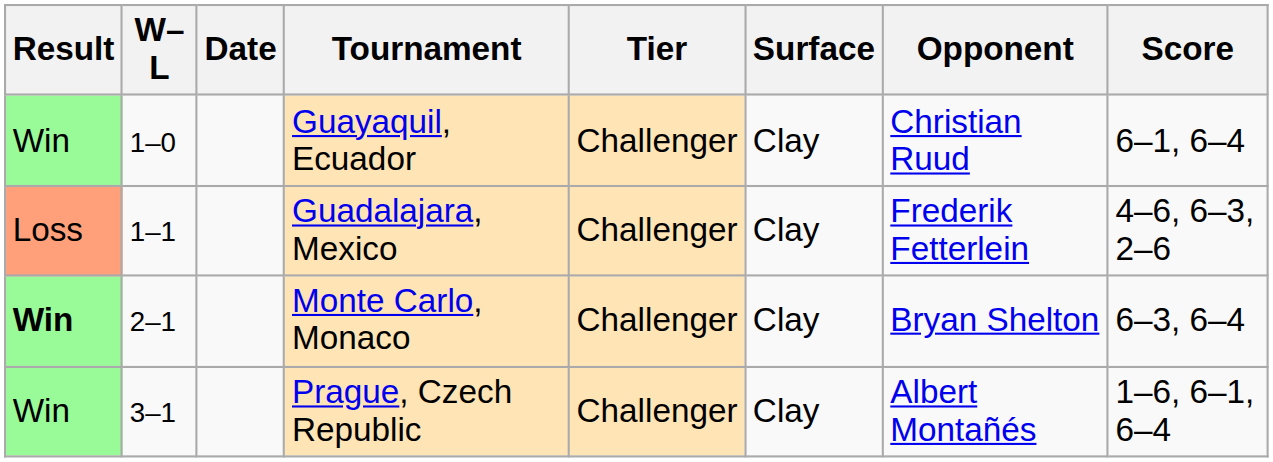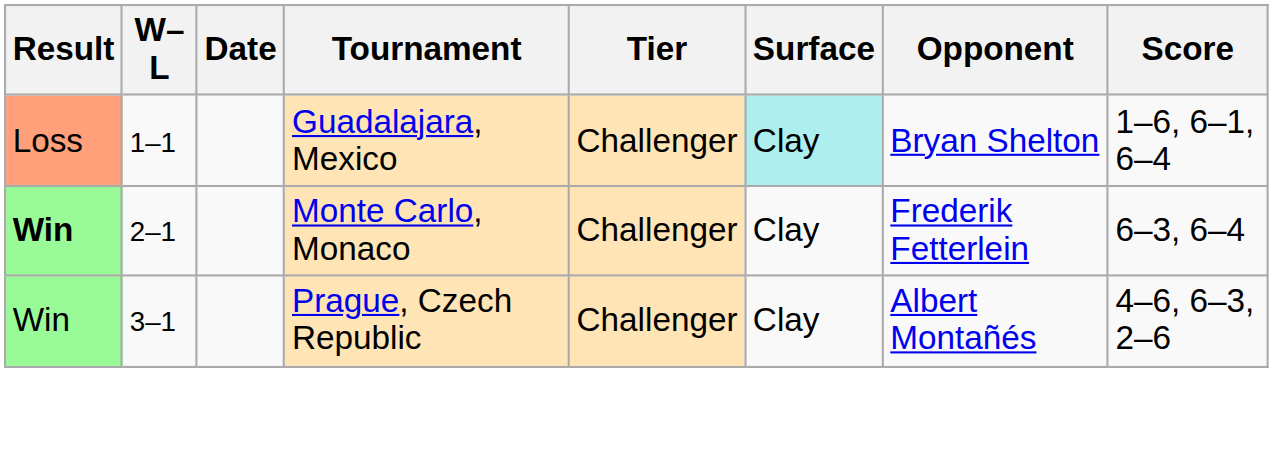- row: (372, 139)
(786, 230) no background -> (786, 139) paleturquoise background
(960, 230) Frederik Fetterlein -> (995, 139) Bryan Shelton
(1185, 230) 4–6, 6–3, 2–6 -> (1185, 139) 1–6, 6–1, 6–4
(995, 320) Bryan Shelton -> (960, 230) Frederik Fetterlein
(1185, 410) 1–6, 6–1, 6–4 -> (1185, 320) 4–6, 6–3, 2–6
